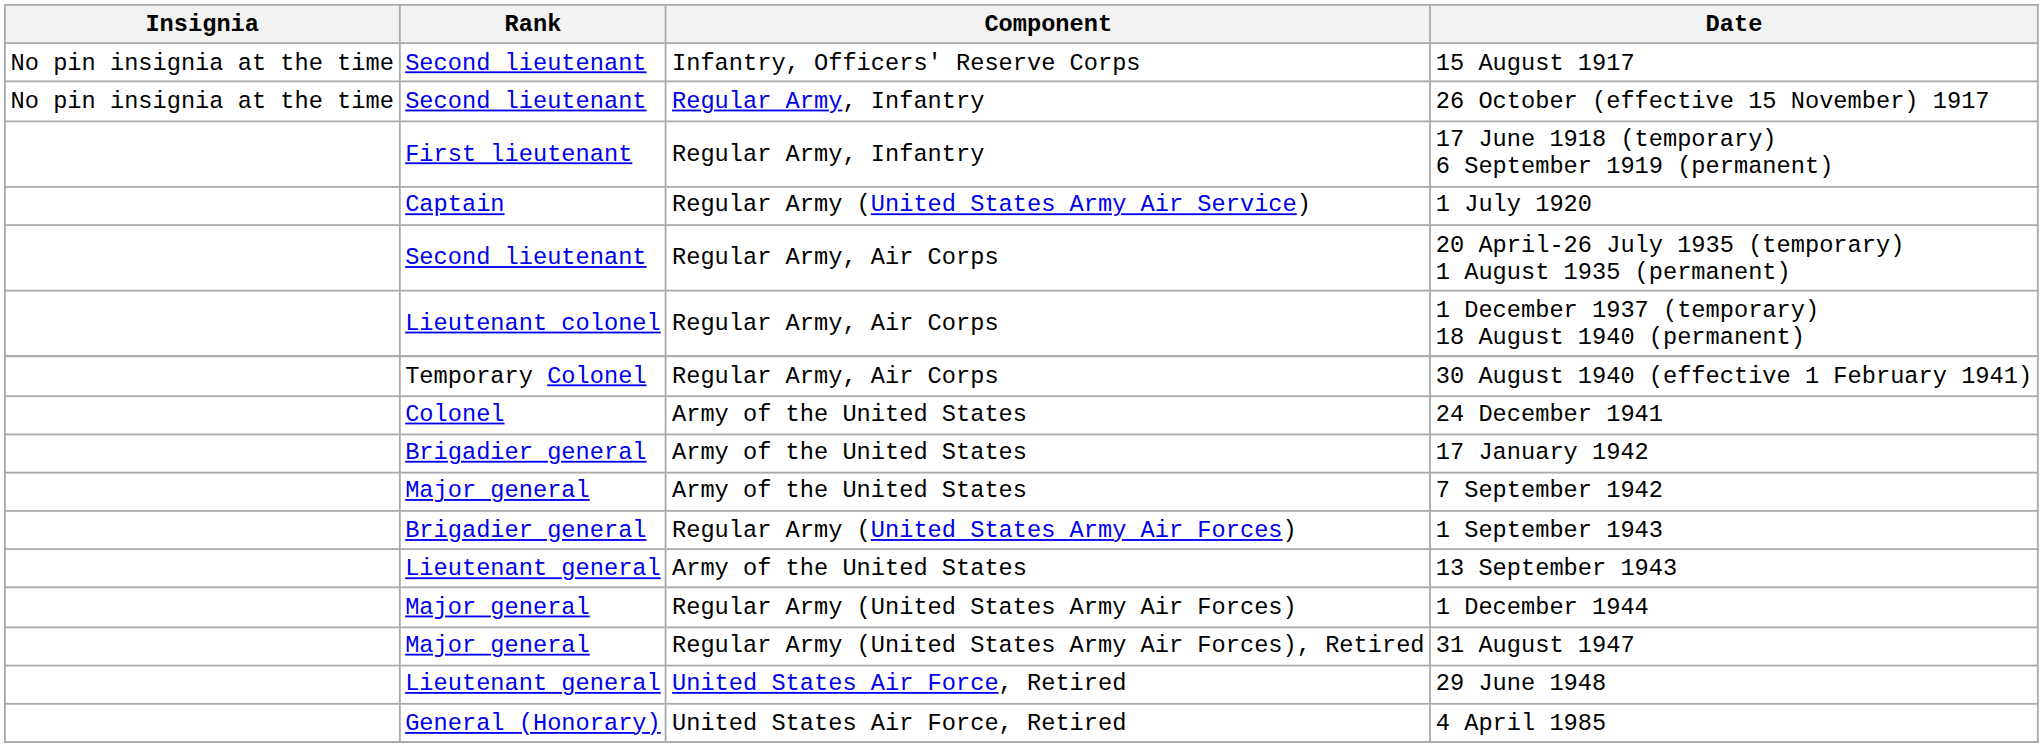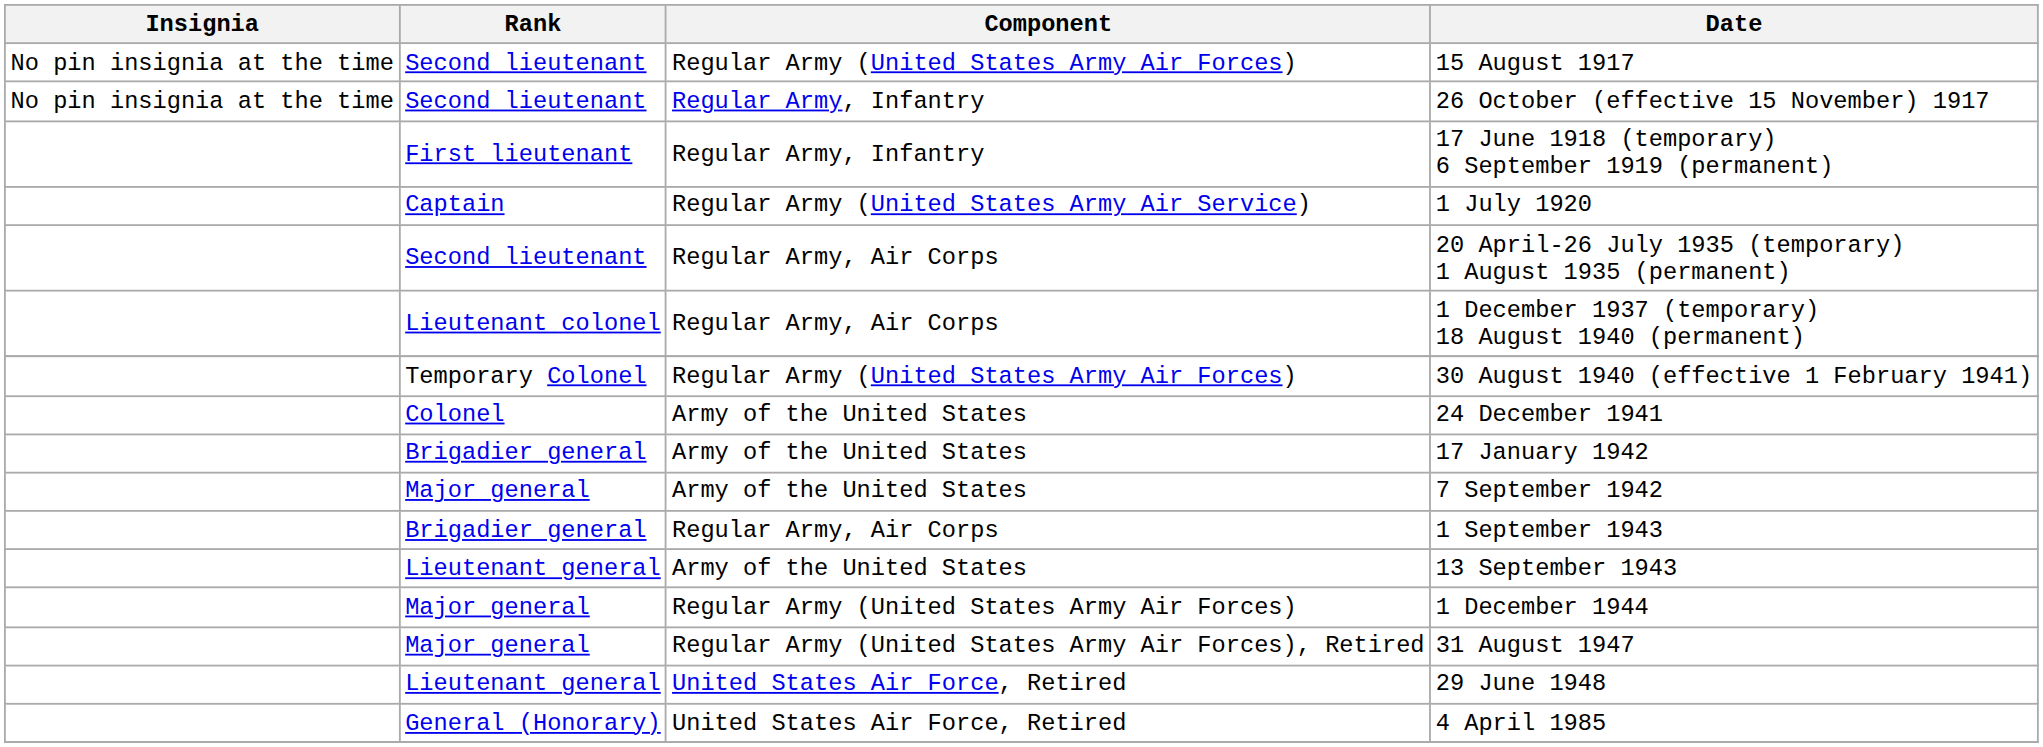(906, 63) Infantry, Officers' Reserve Corps -> (984, 63) Regular Army (United States Army Air Forces)
(835, 376) Regular Army, Air Corps -> (984, 376) Regular Army (United States Army Air Forces)
(984, 530) Regular Army (United States Army Air Forces) -> (835, 530) Regular Army, Air Corps
